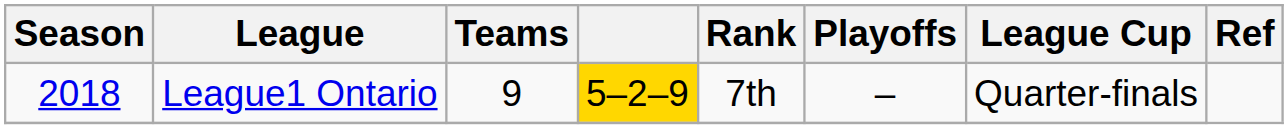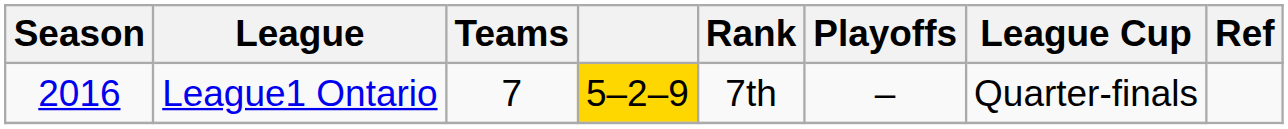(79, 92) 2018 -> (79, 92) 2016
(512, 92) 9 -> (512, 92) 7
